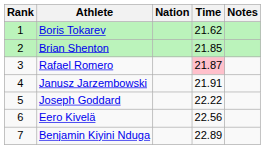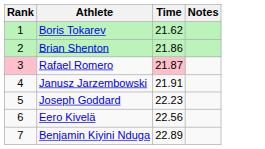- column: (172, 13)
(208, 48) 21.85 -> (169, 48) 21.86
(20, 65) no background -> (20, 65) pink background
(208, 100) 22.22 -> (169, 100) 22.23
